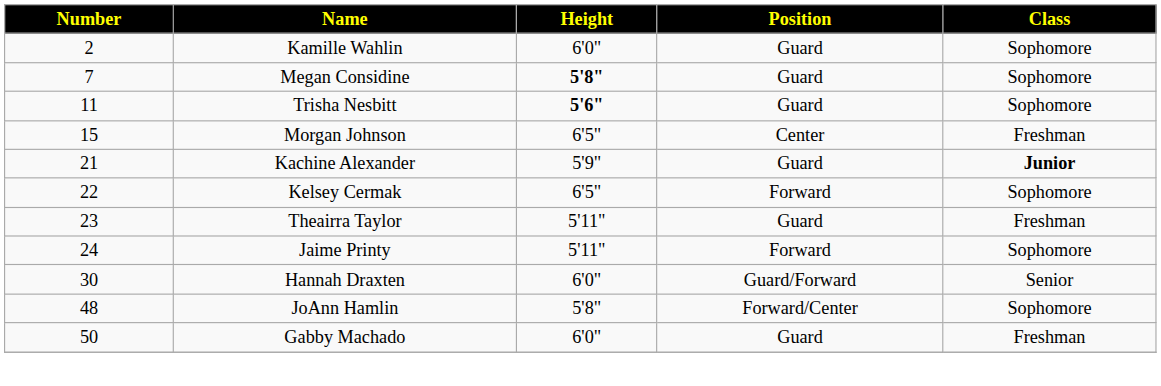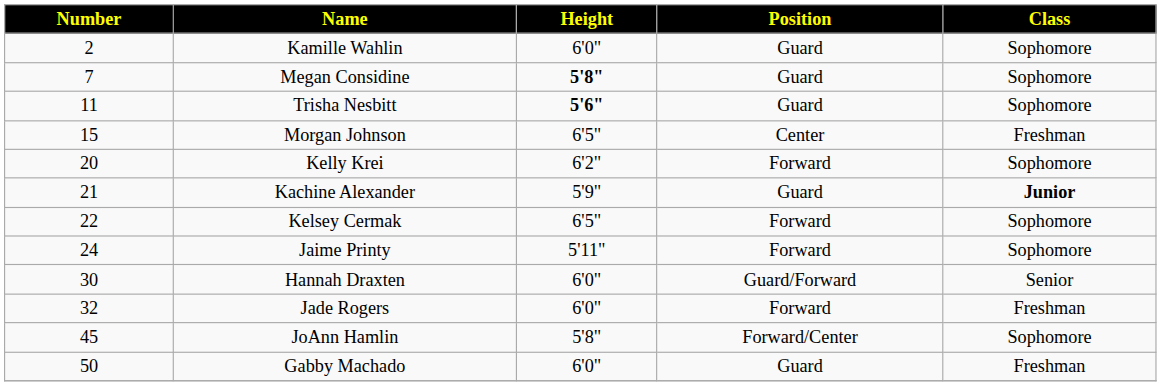+ row: (345, 163)
- row: (345, 221)
+ row: (345, 308)
(89, 308) 48 -> (89, 337) 45
